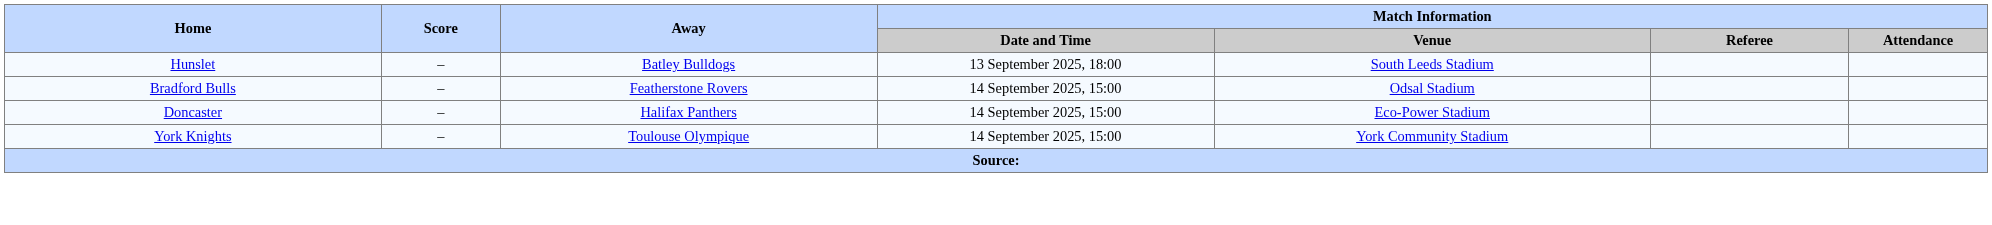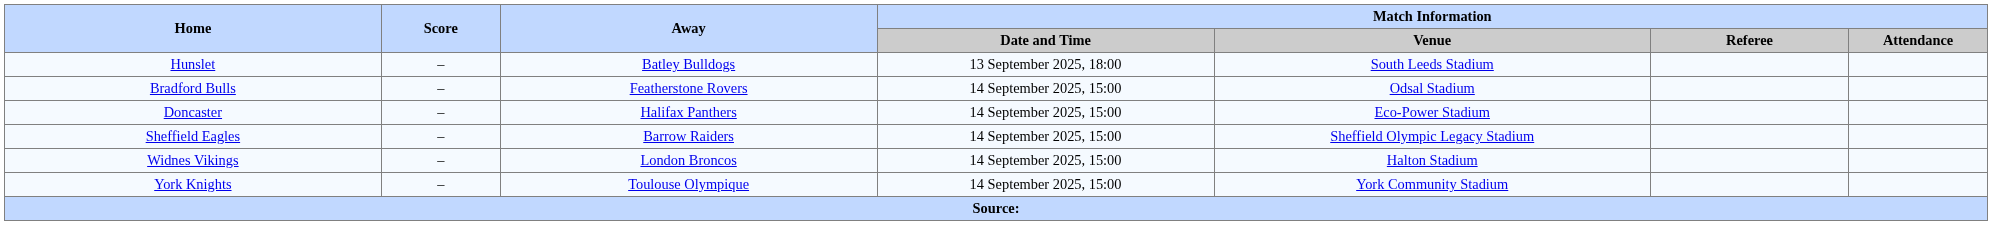+ row: (193, 136)
+ row: (193, 160)
